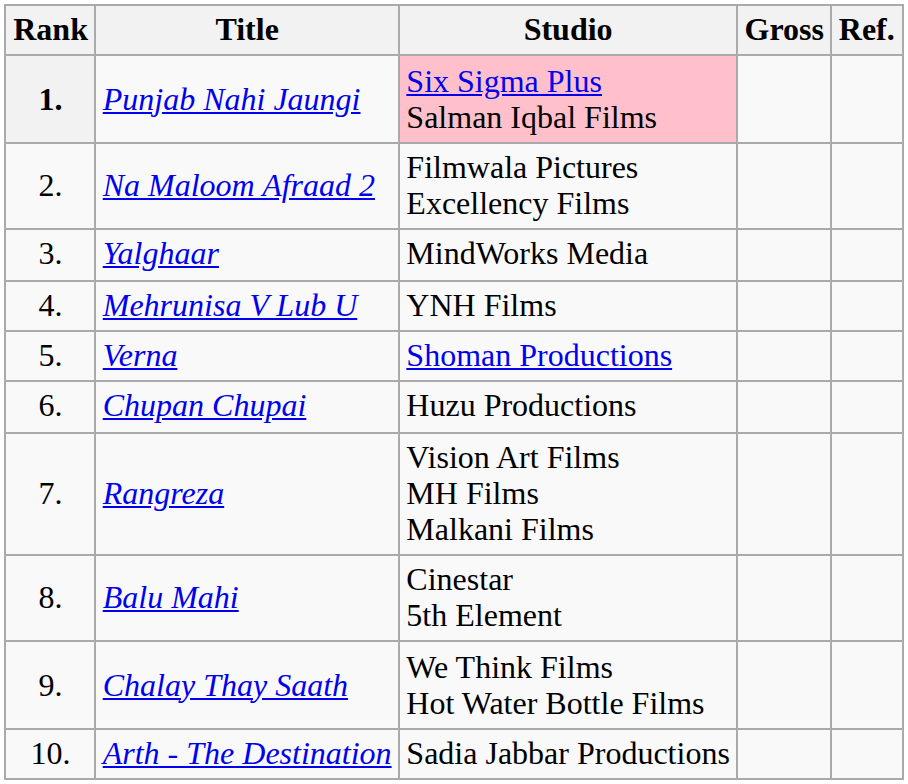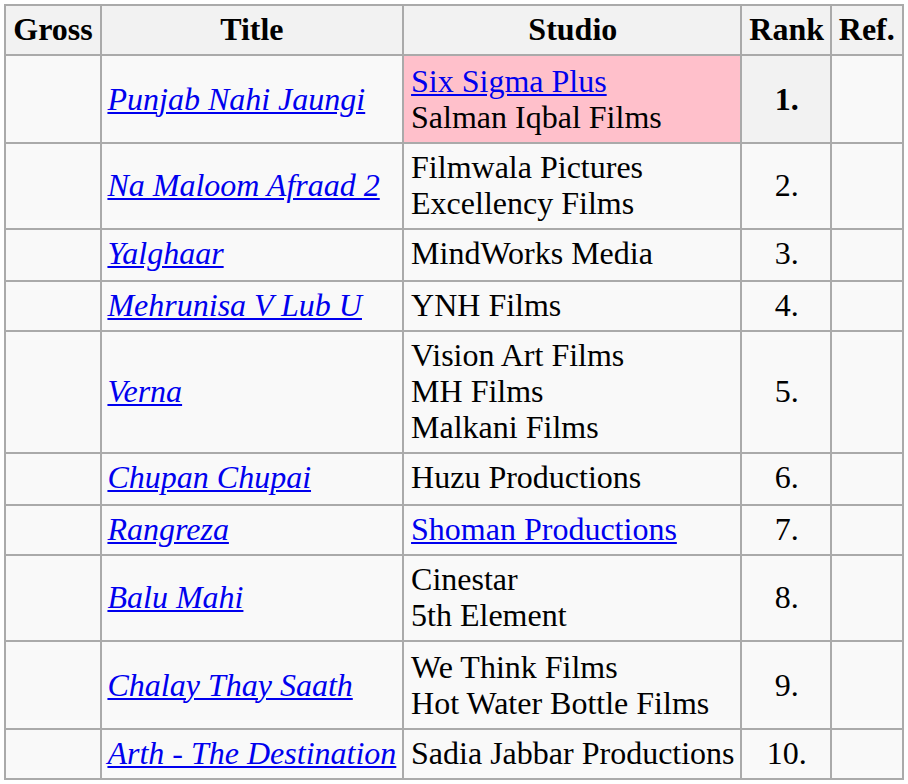columns swapped: (51, 29) <-> (784, 29)
(539, 355) Shoman Productions -> (518, 391) Vision Art Films MH Films Malkani Films
(513, 493) Vision Art Films MH Films Malkani Films -> (544, 529) Shoman Productions
